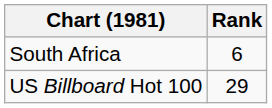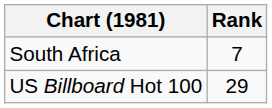(237, 53) 6 -> (237, 53) 7
